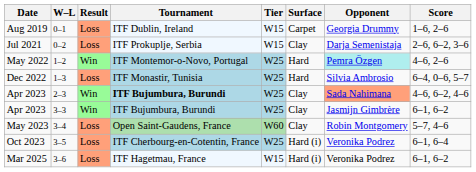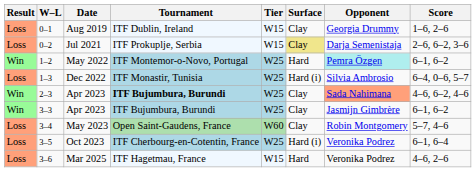columns swapped: (94, 12) <-> (28, 12)
(302, 28) Carpet -> (298, 28) Clay
(298, 45) no background -> (298, 45) khaki background
(430, 61) 4–6, 2–6 -> (430, 61) 6–1, 6–2
(299, 77) Hard -> (305, 77) Hard (i)
(305, 158) Hard (i) -> (299, 158) Hard
(430, 158) 6–1, 6–2 -> (430, 158) 4–6, 2–6
